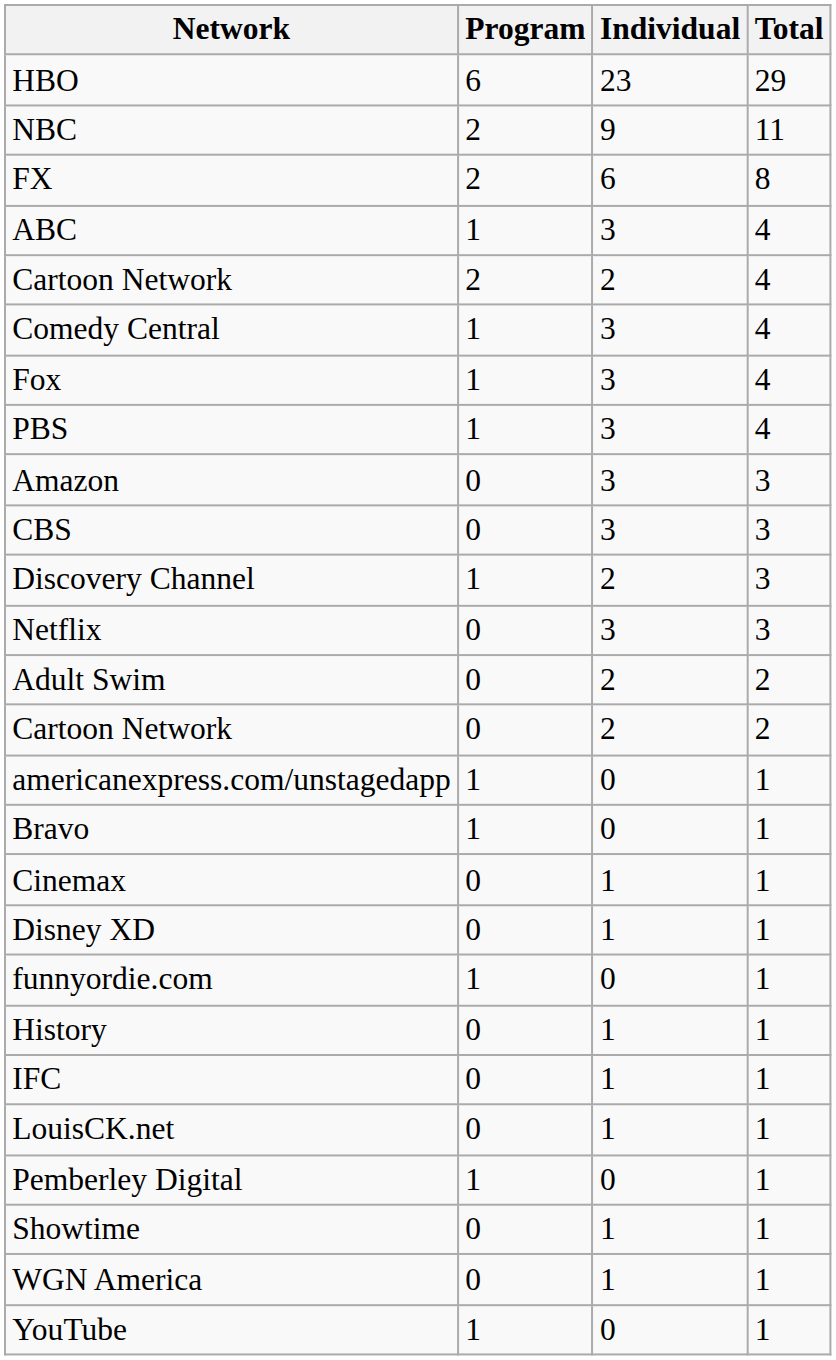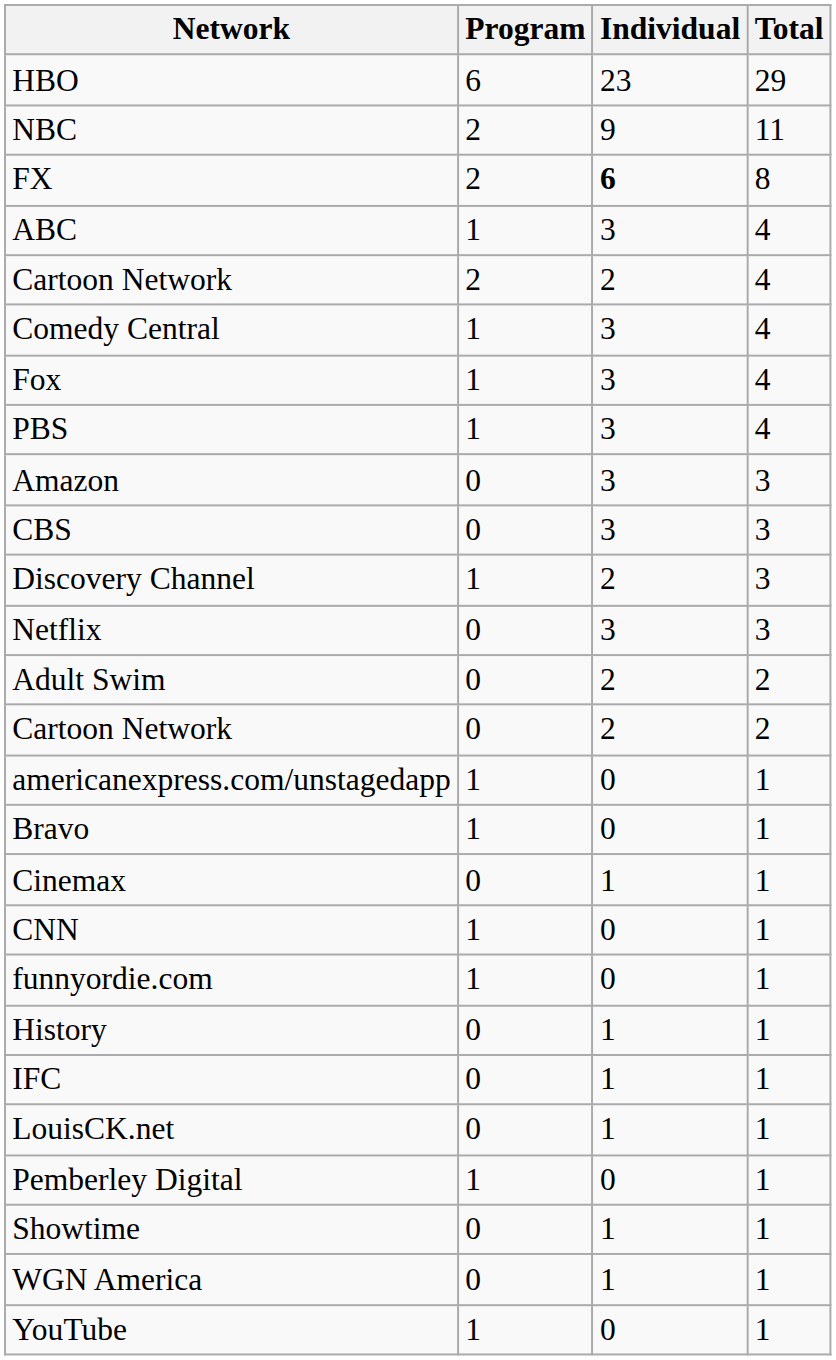(608, 179) normal -> (608, 179) bold
+ row: (46, 929)
- row: (84, 929)
